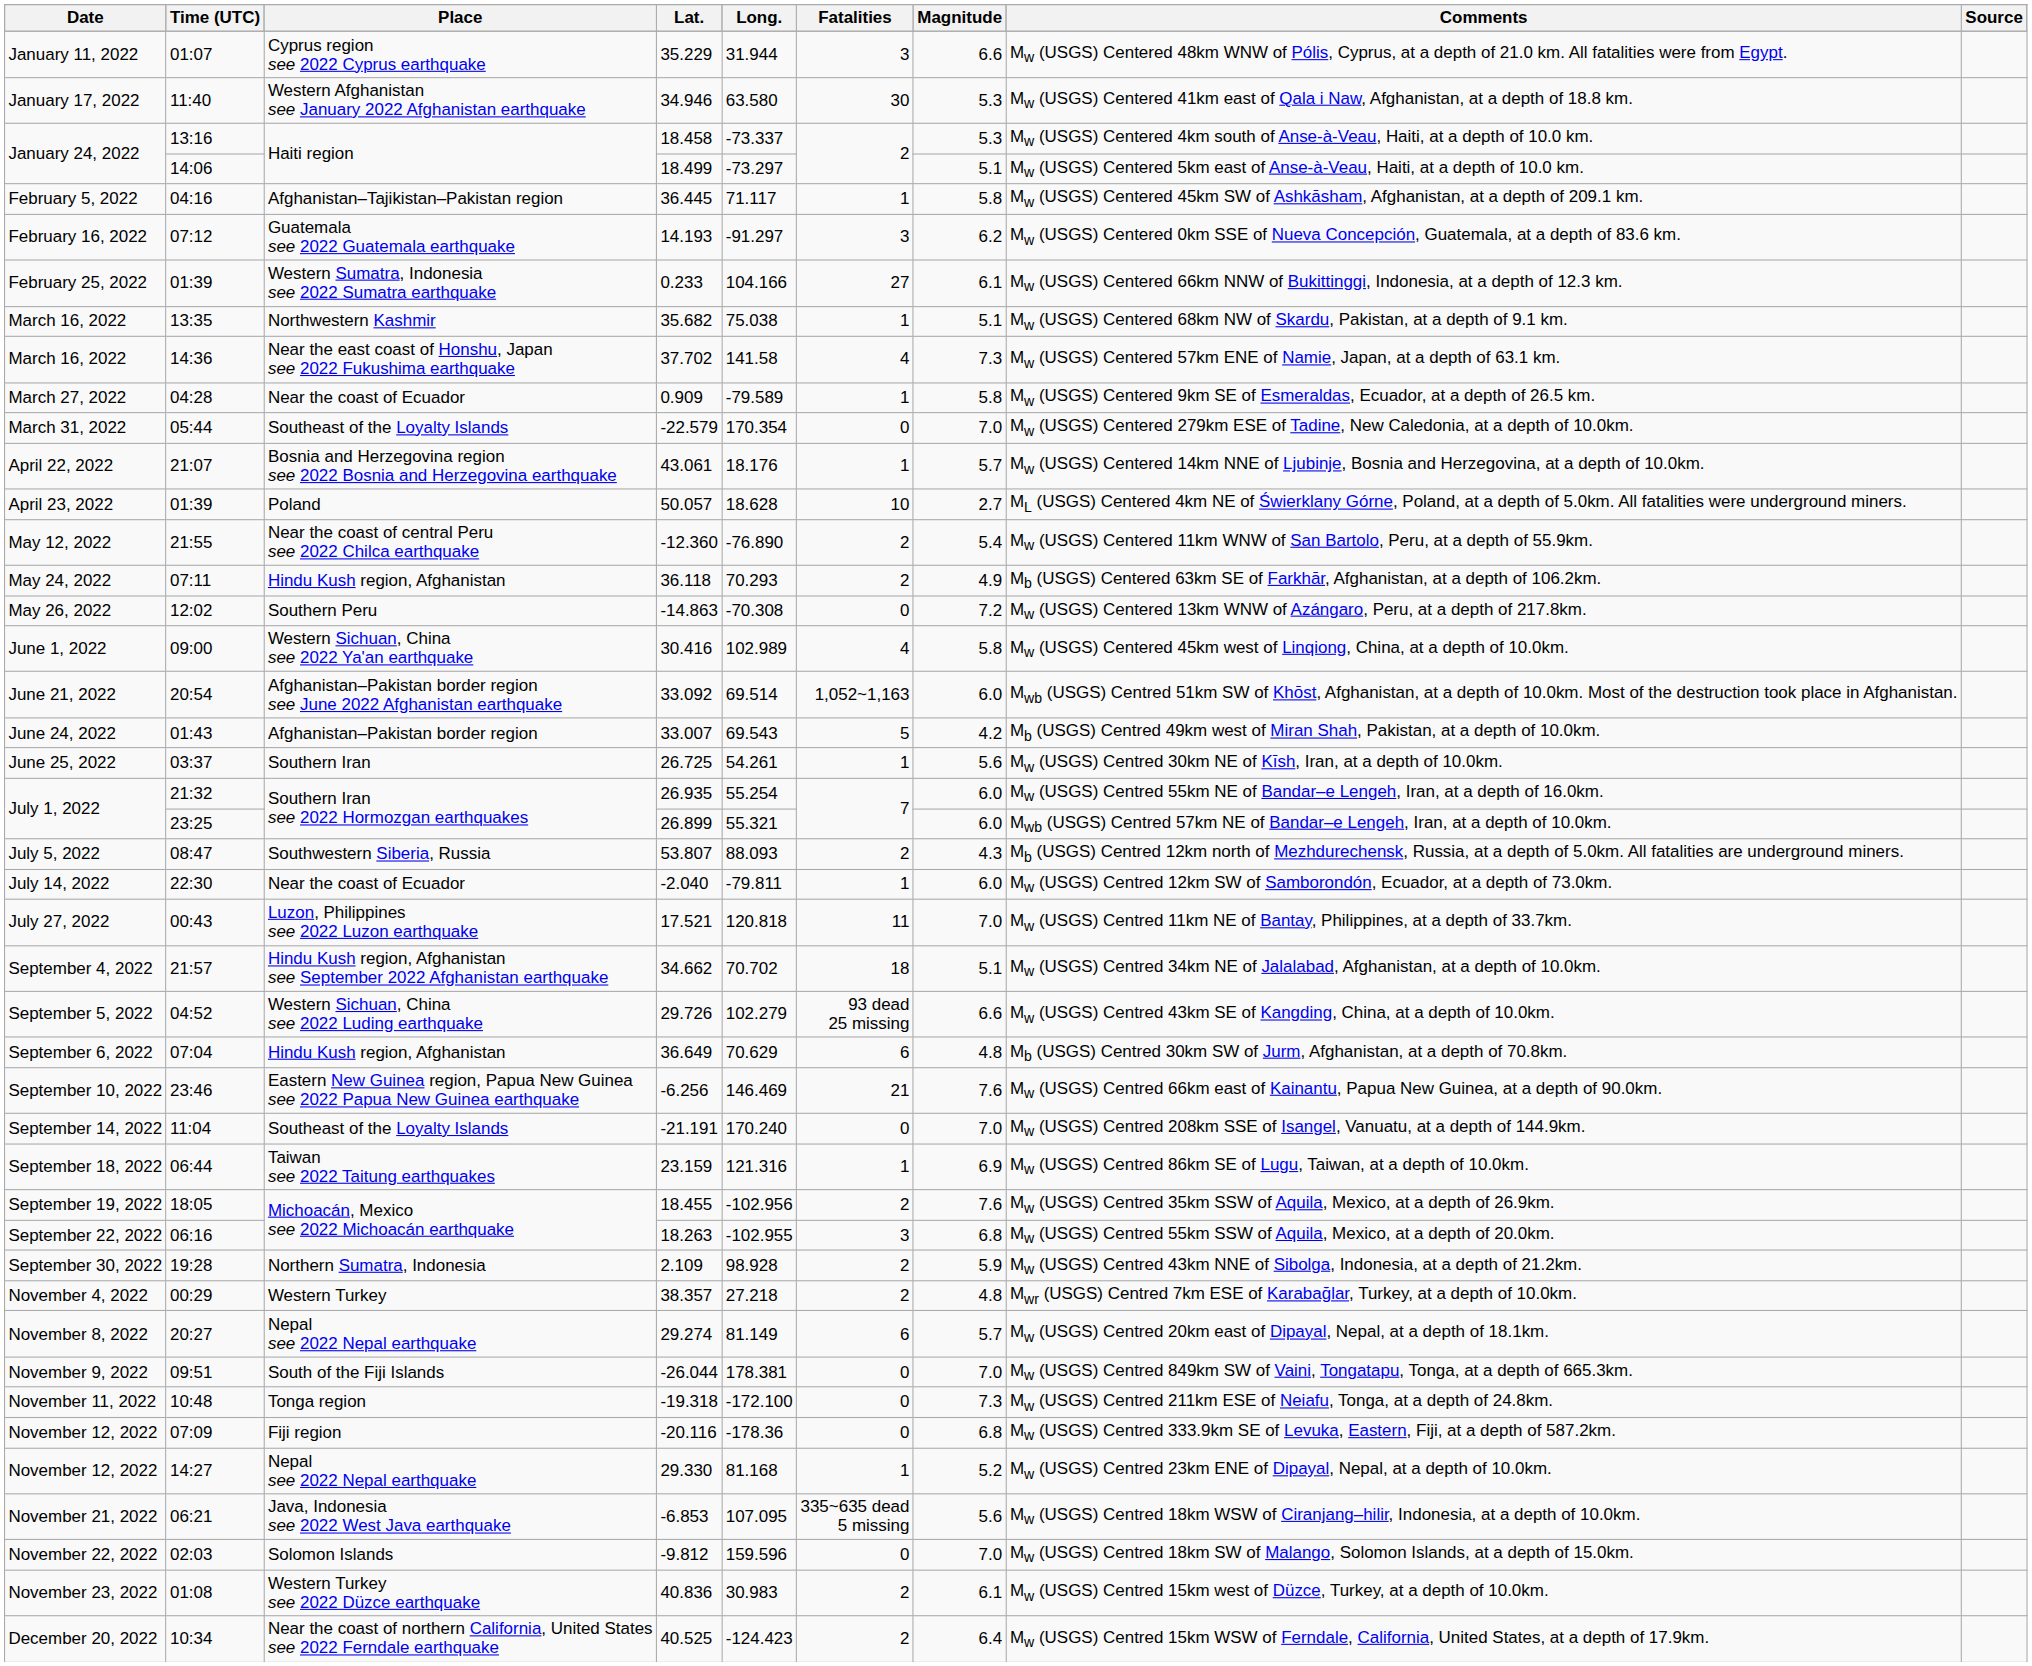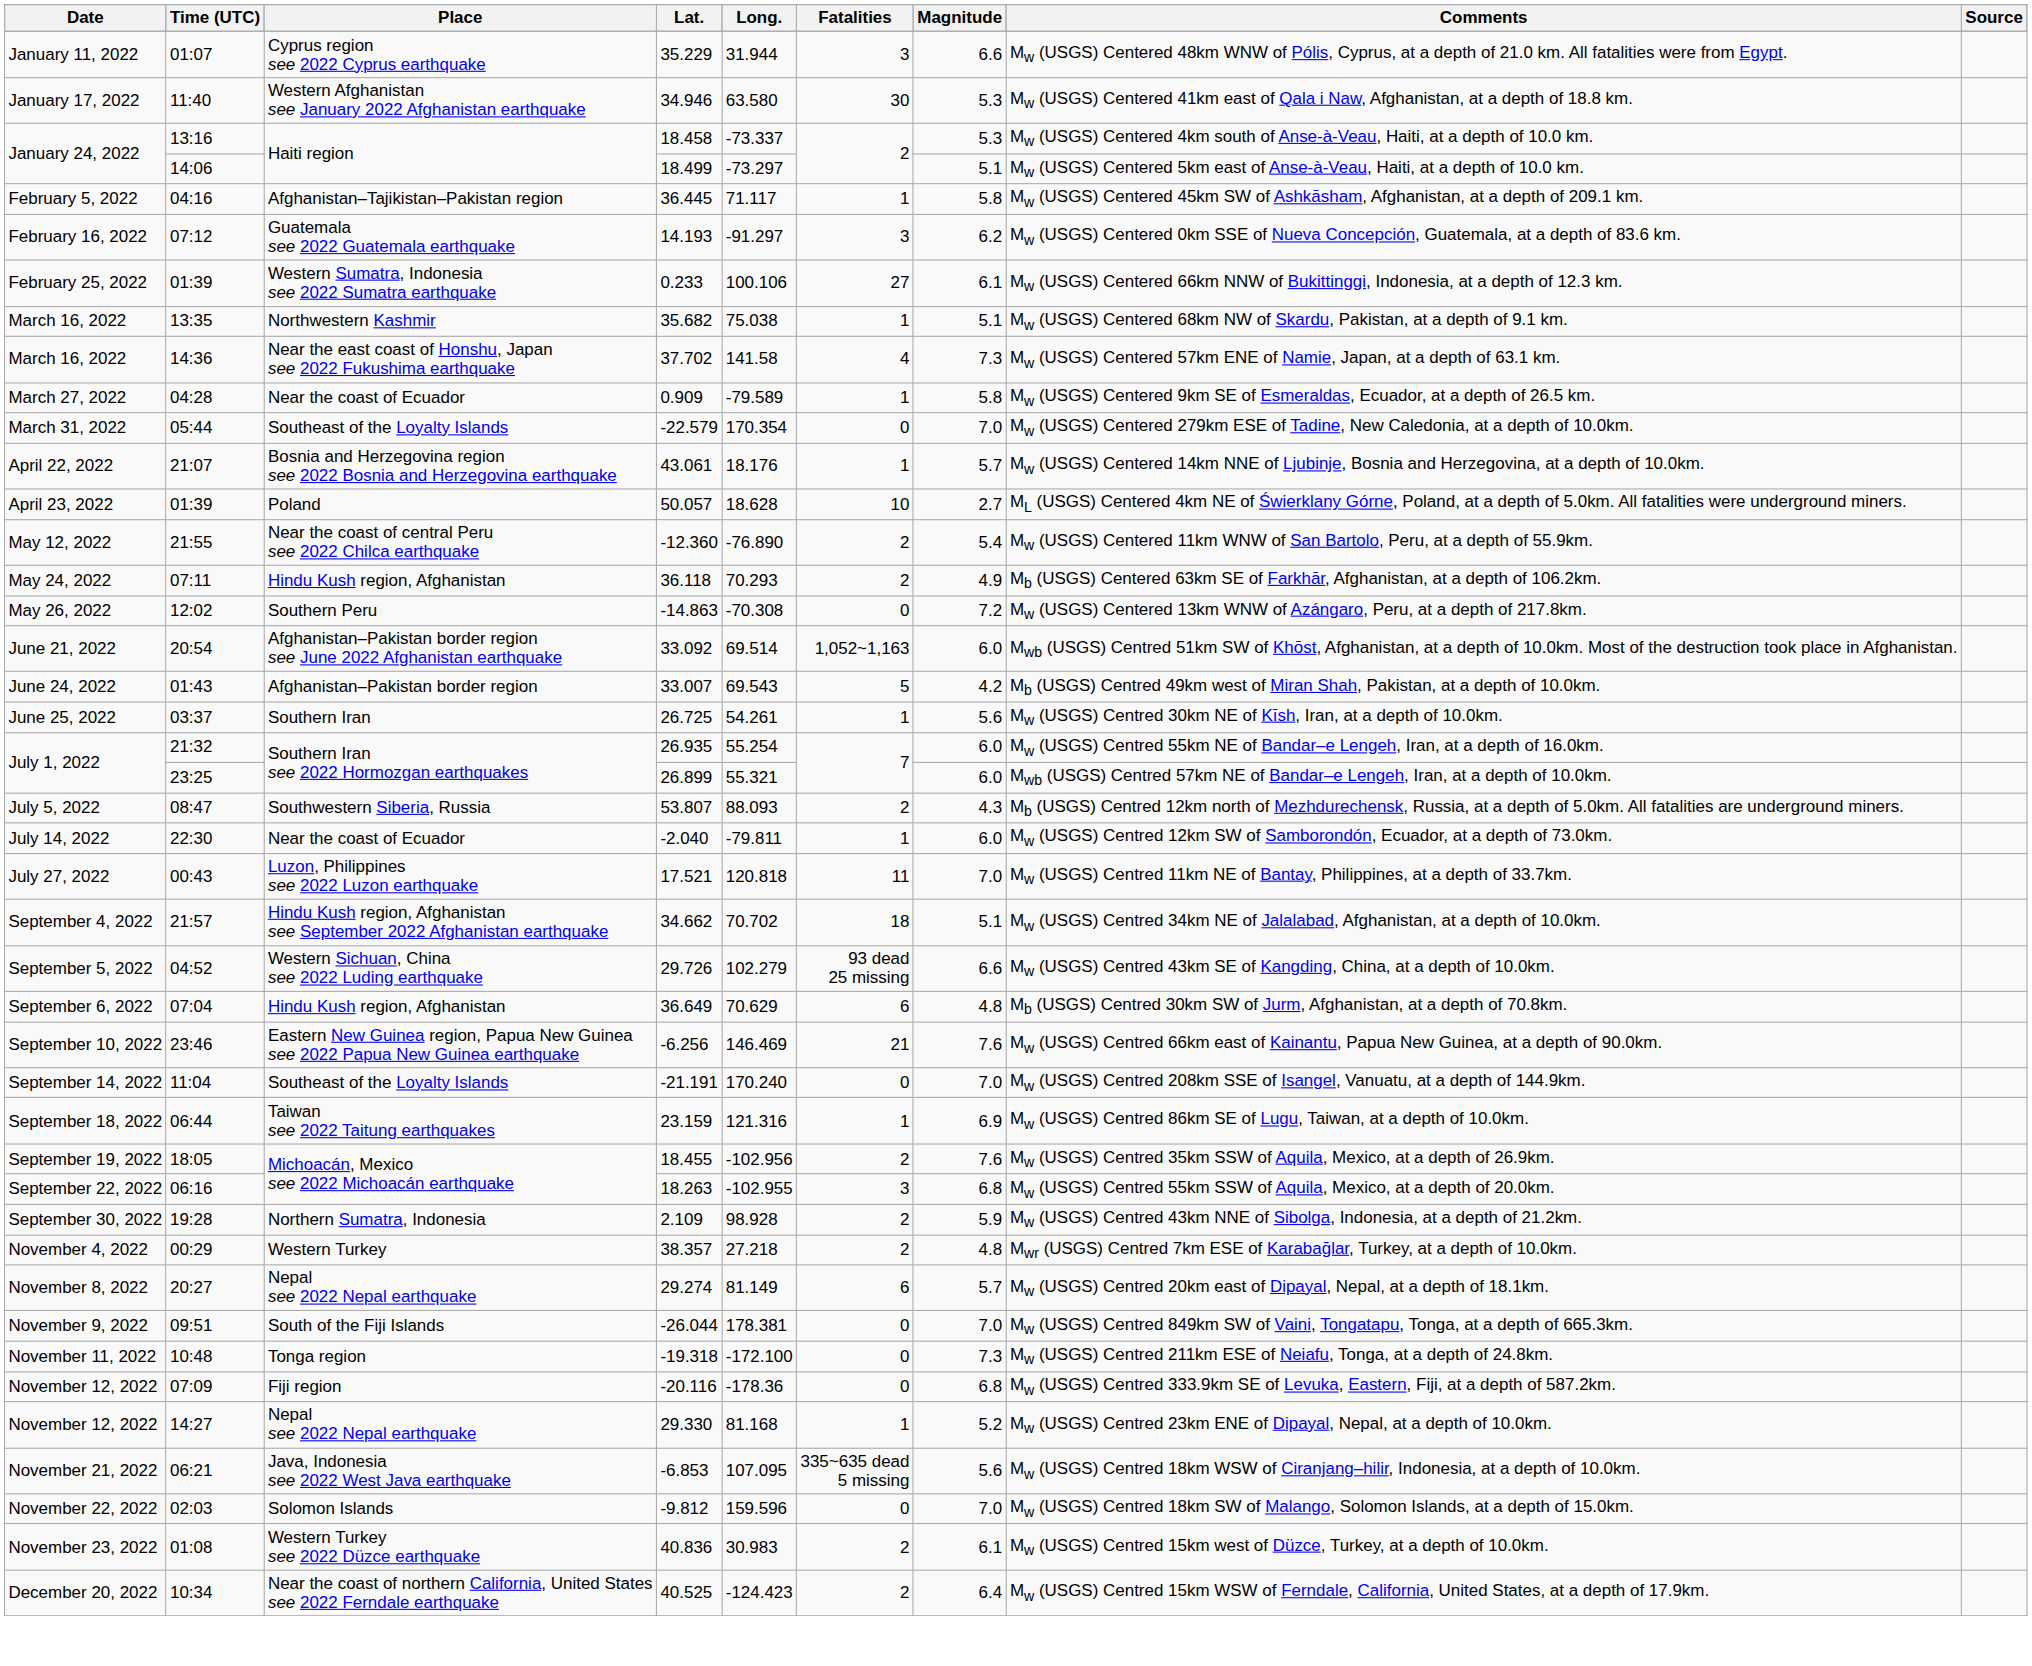(756, 283) 104.166 -> (756, 283) 100.106
- row: (57, 648)
